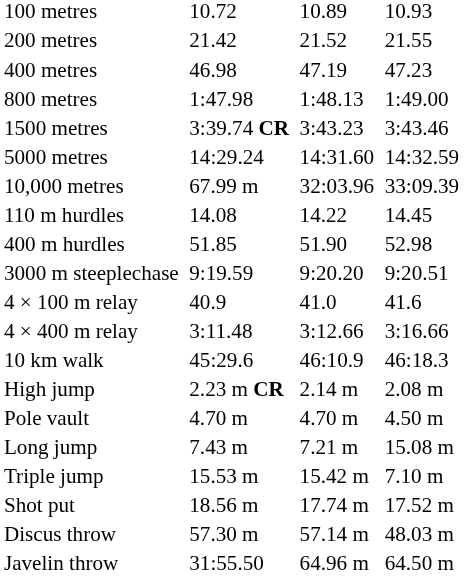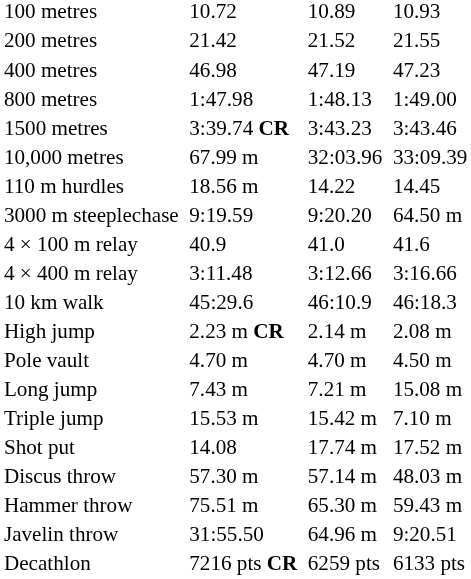- row: (56, 156)
(213, 214) 14.08 -> (224, 185) 18.56 m
- row: (64, 244)
(417, 273) 9:20.51 -> (428, 214) 64.50 m
(224, 505) 18.56 m -> (213, 447) 14.08
+ row: (68, 505)
(419, 563) 64.50 m -> (425, 534) 9:20.51
+ row: (47, 563)
